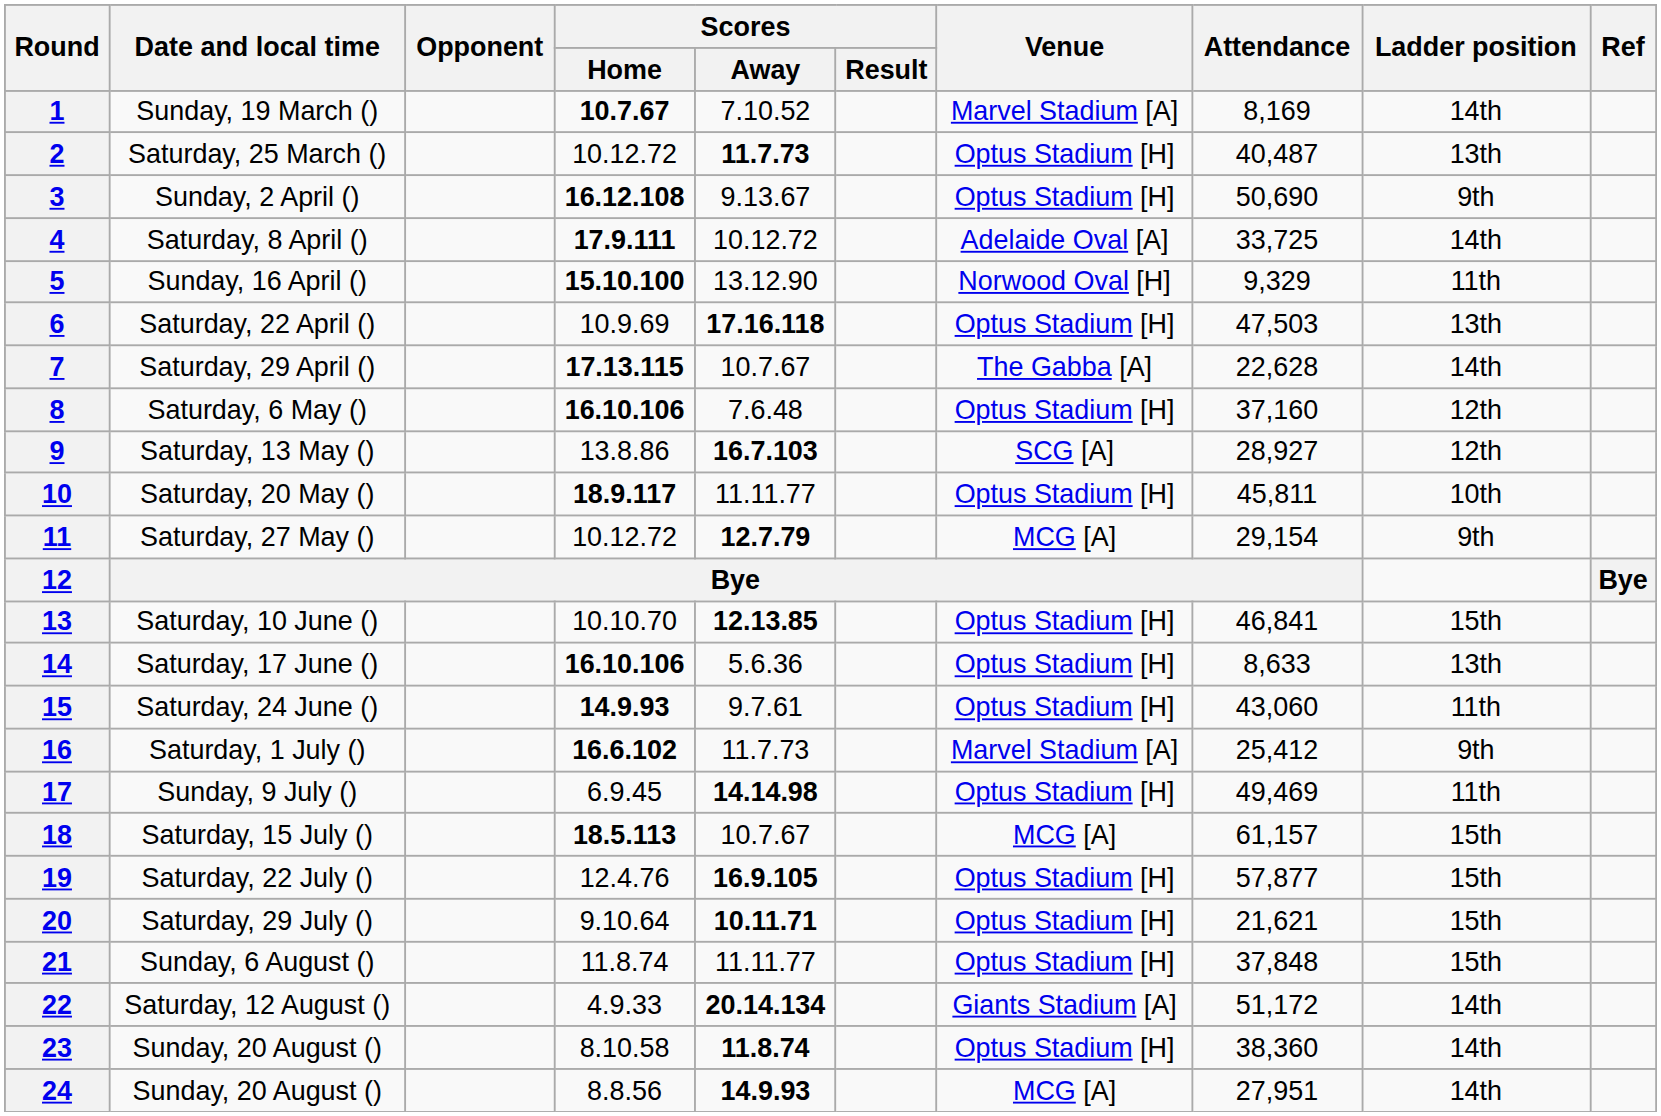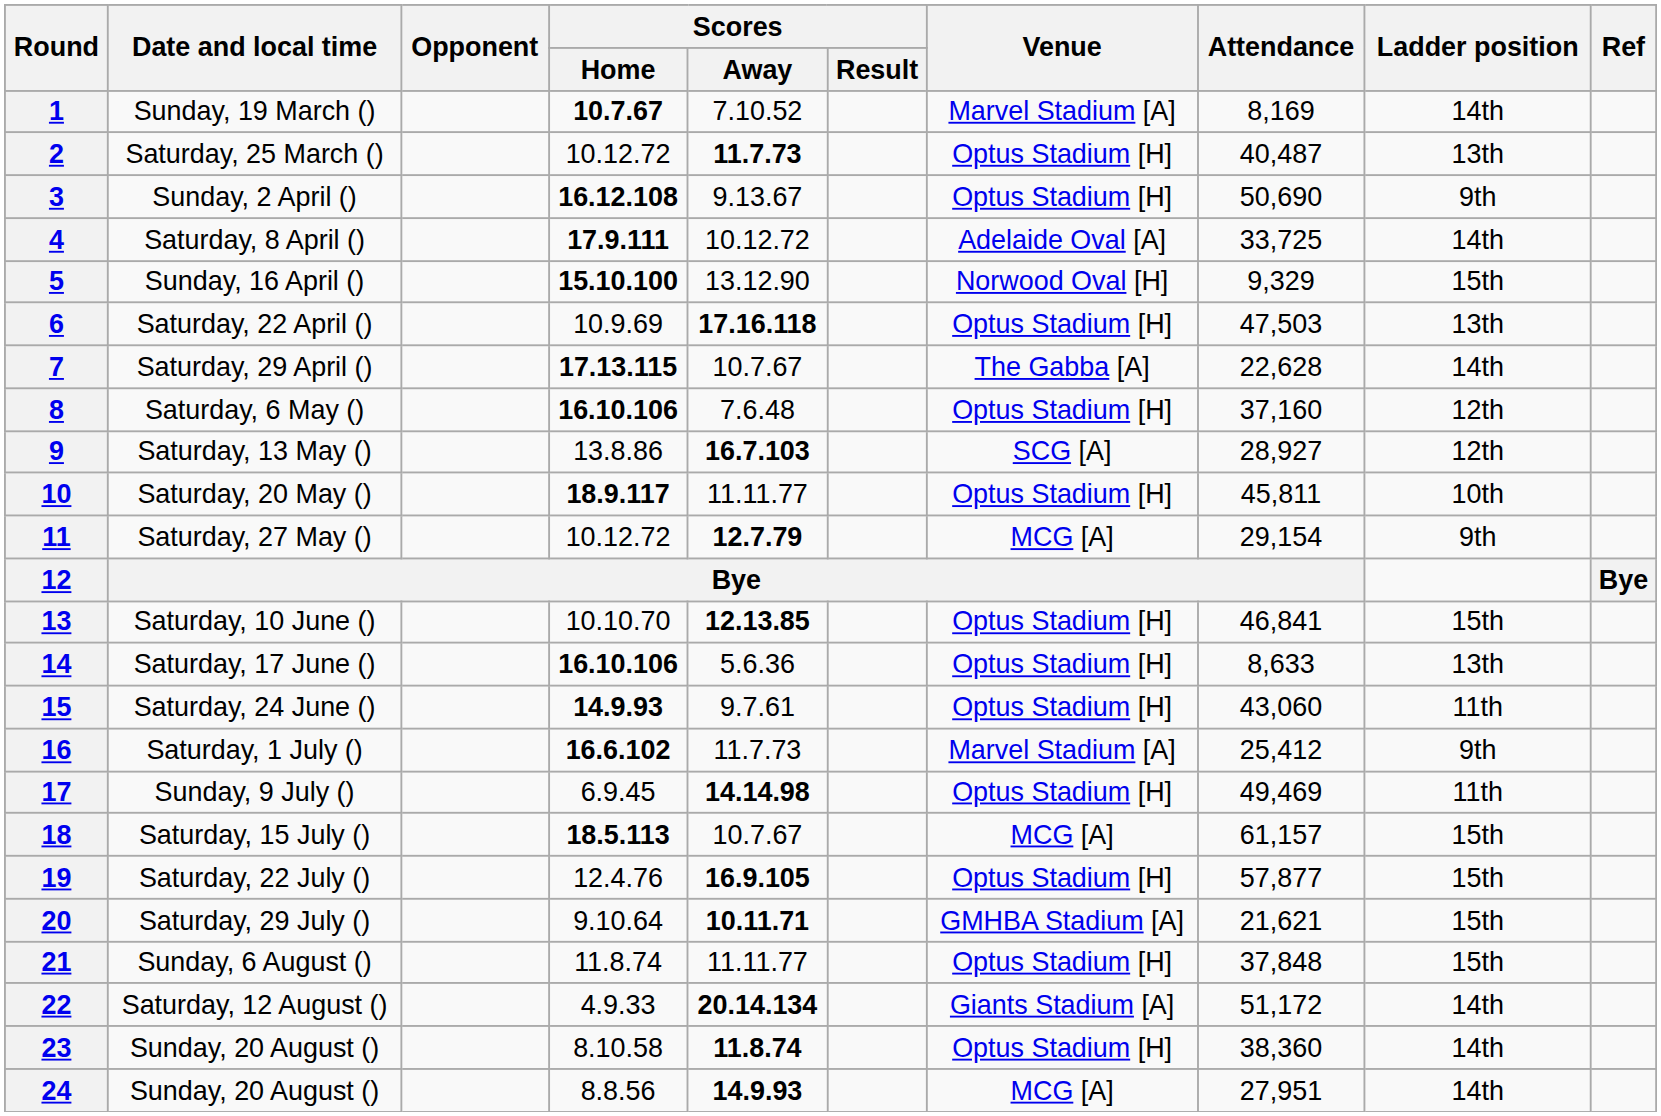(1476, 282) 11th -> (1478, 282) 15th
(1065, 920) Optus Stadium [H] -> (1062, 920) GMHBA Stadium [A]
